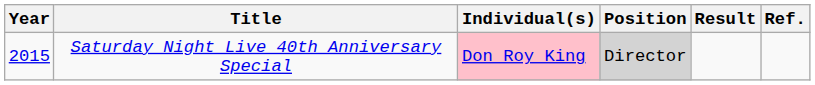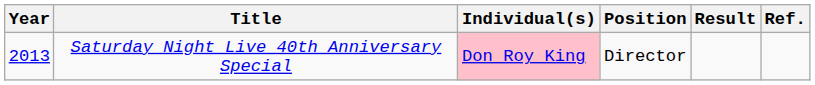(29, 57) 2015 -> (29, 57) 2013
(645, 57) lightgrey background -> (645, 57) no background
